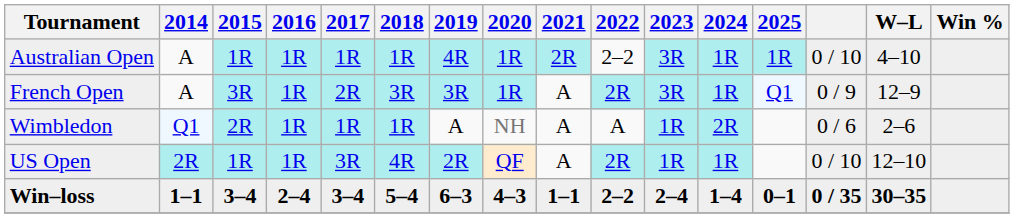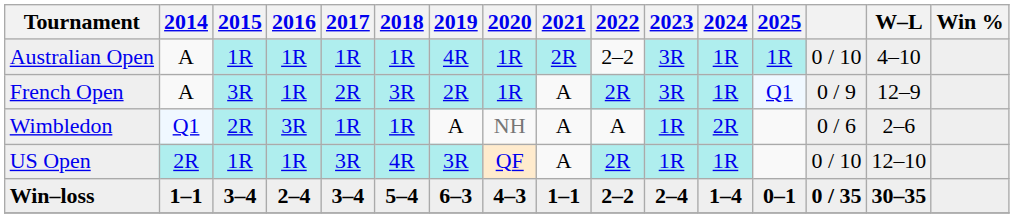(456, 91) 3R -> (456, 91) 2R
(294, 126) 1R -> (294, 126) 3R
(456, 160) 2R -> (456, 160) 3R
